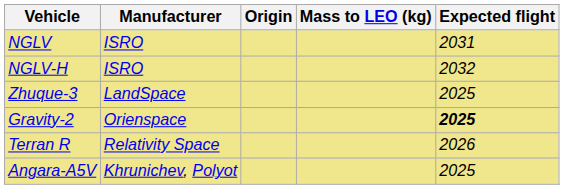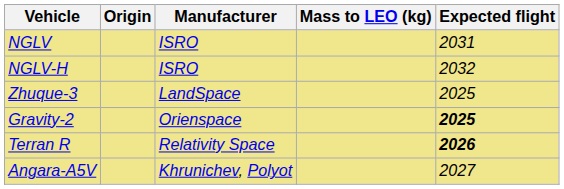columns swapped: (269, 17) <-> (170, 17)
(457, 145) normal -> (457, 145) bold
(457, 171) 2025 -> (457, 171) 2027
